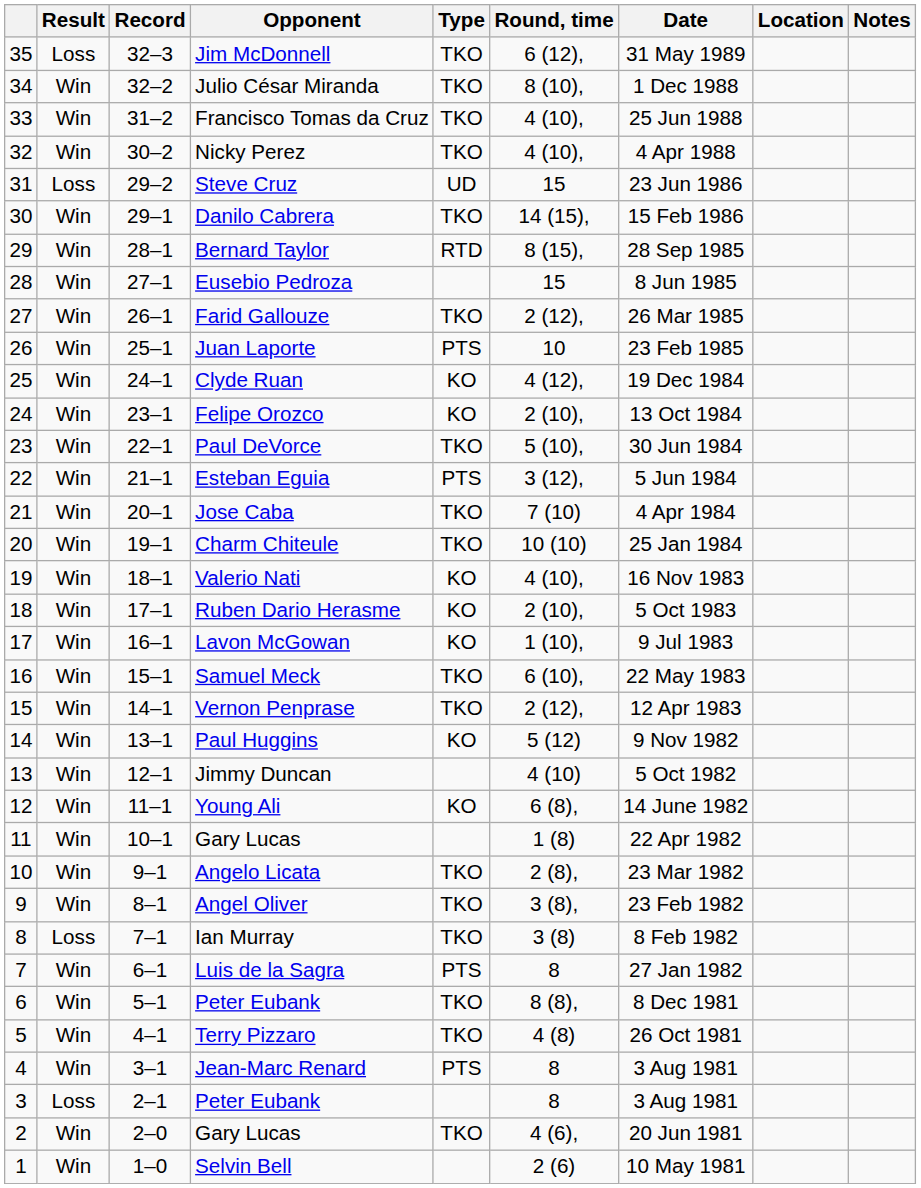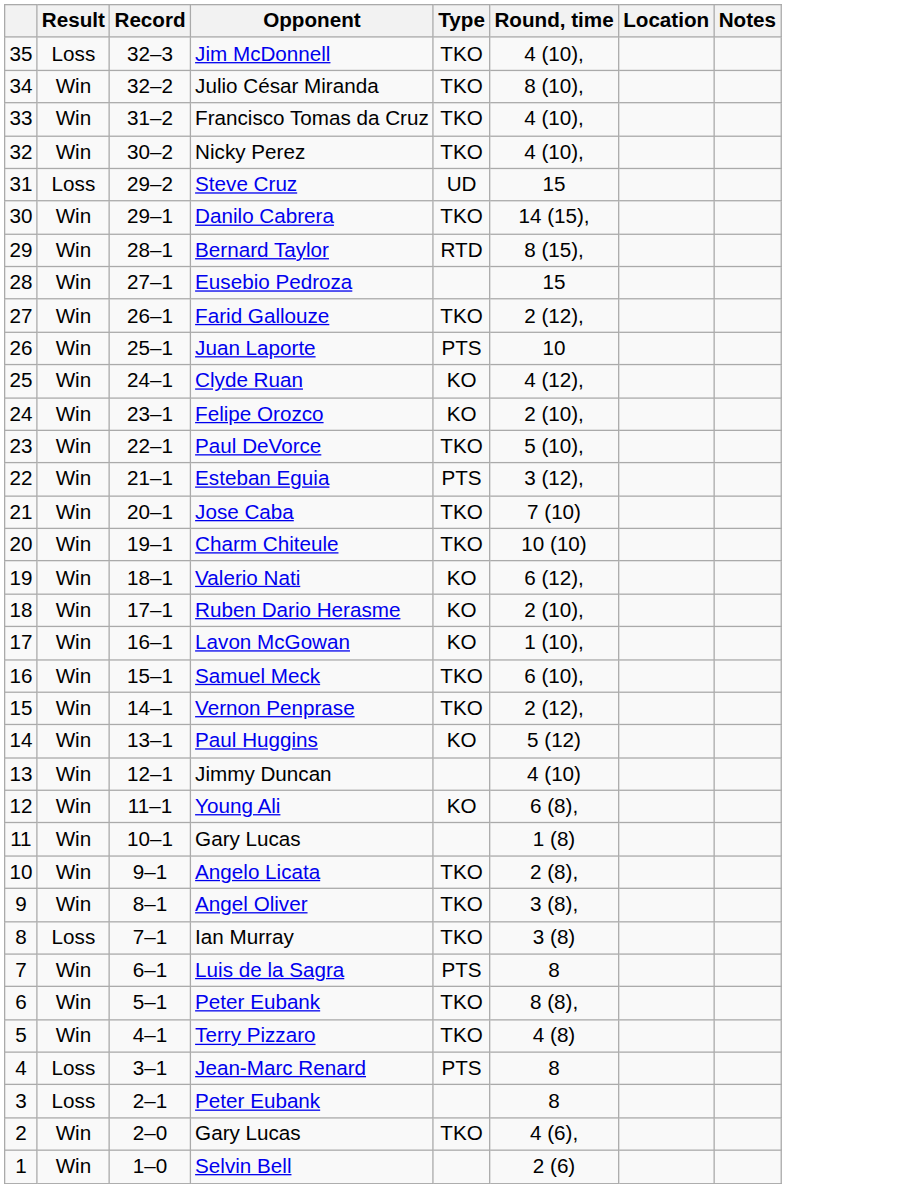- column: (686, 20)
(554, 53) 6 (12), -> (554, 53) 4 (10),
(554, 577) 4 (10), -> (554, 577) 6 (12),
(73, 1068) Win -> (73, 1068) Loss
